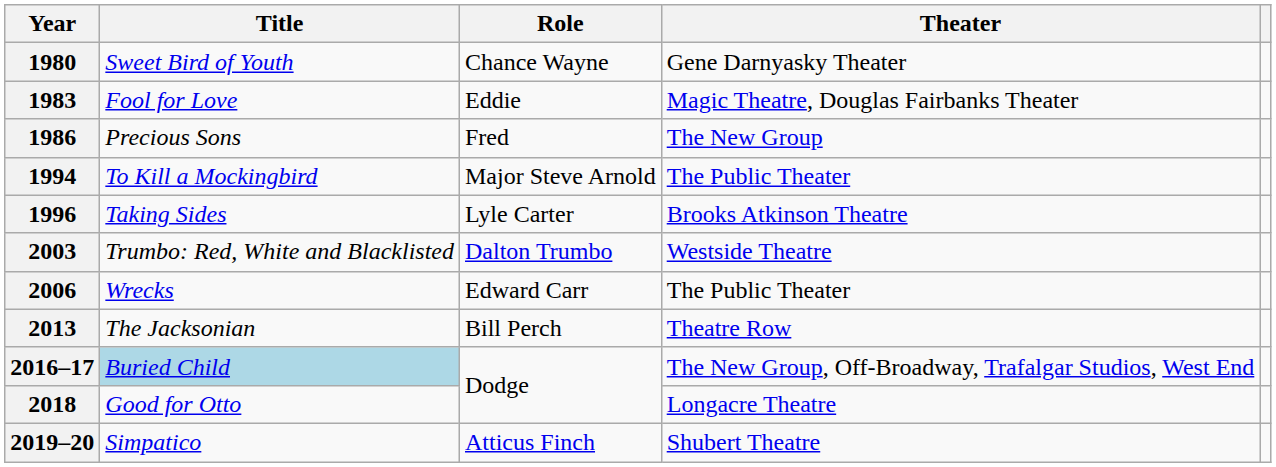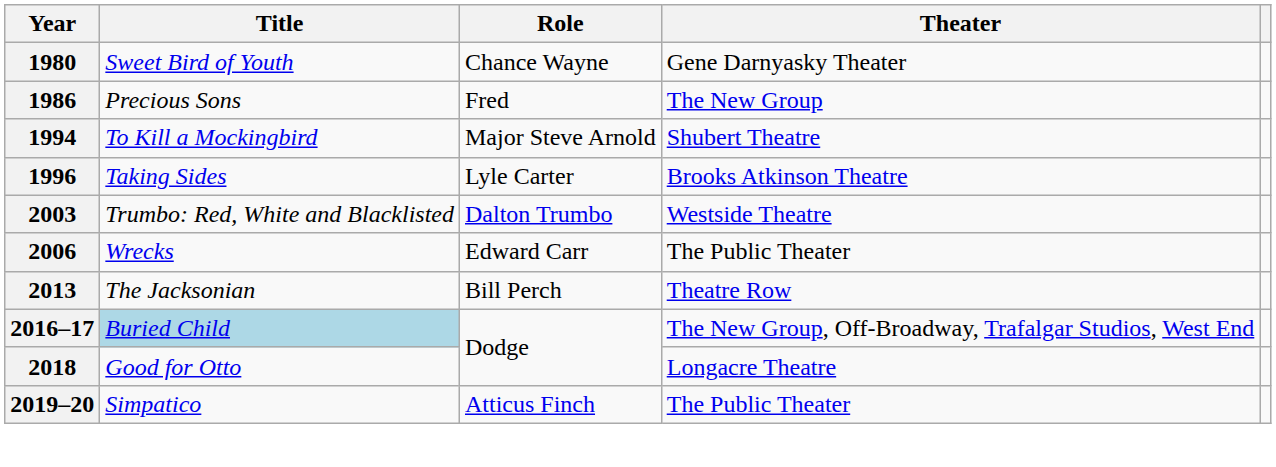- row: (52, 99)
(758, 175) The Public Theater -> (743, 137) Shubert Theatre
(743, 442) Shubert Theatre -> (758, 404) The Public Theater
